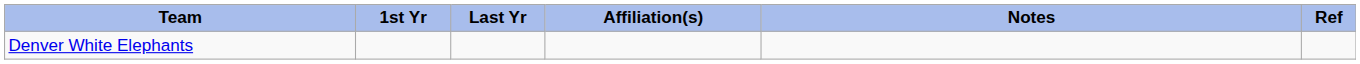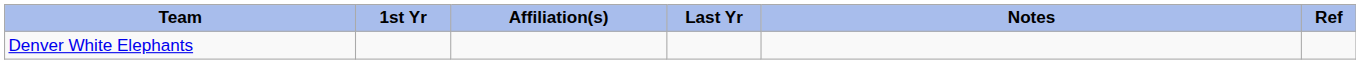columns swapped: (498, 18) <-> (653, 18)
